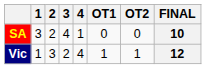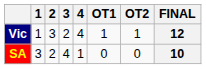rows swapped: (18, 53) <-> (18, 34)
